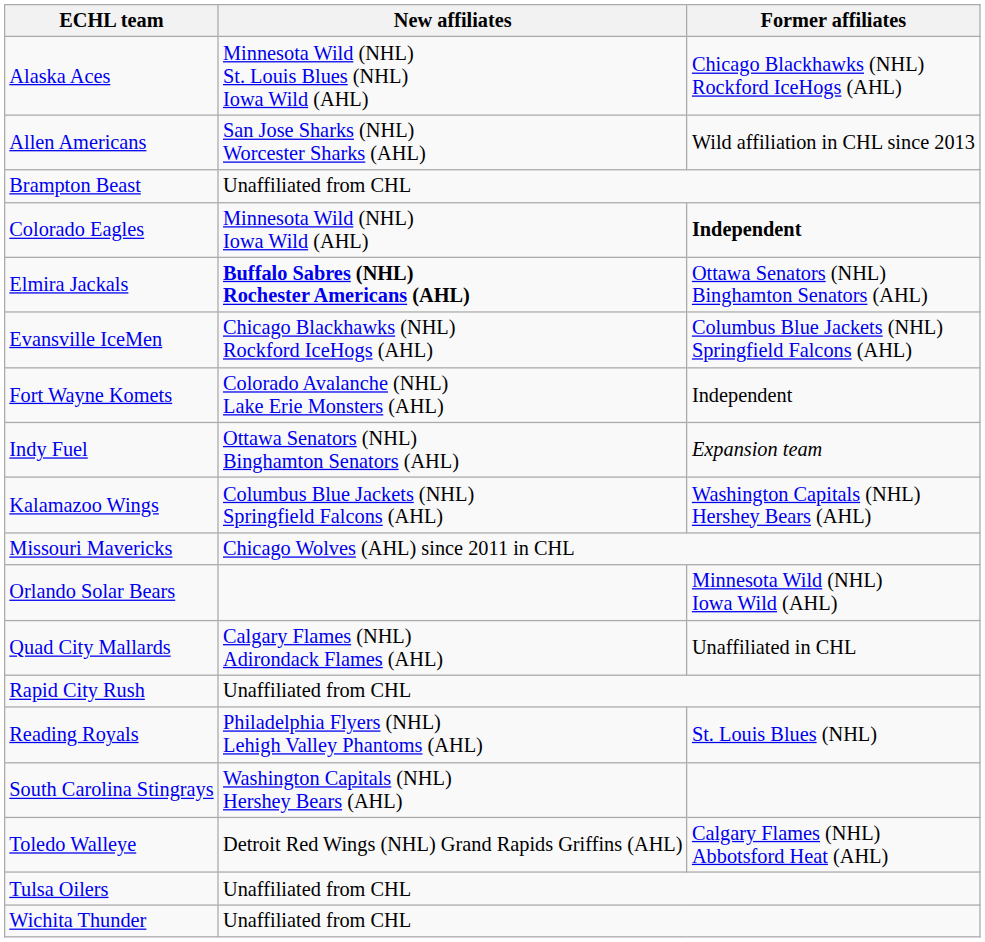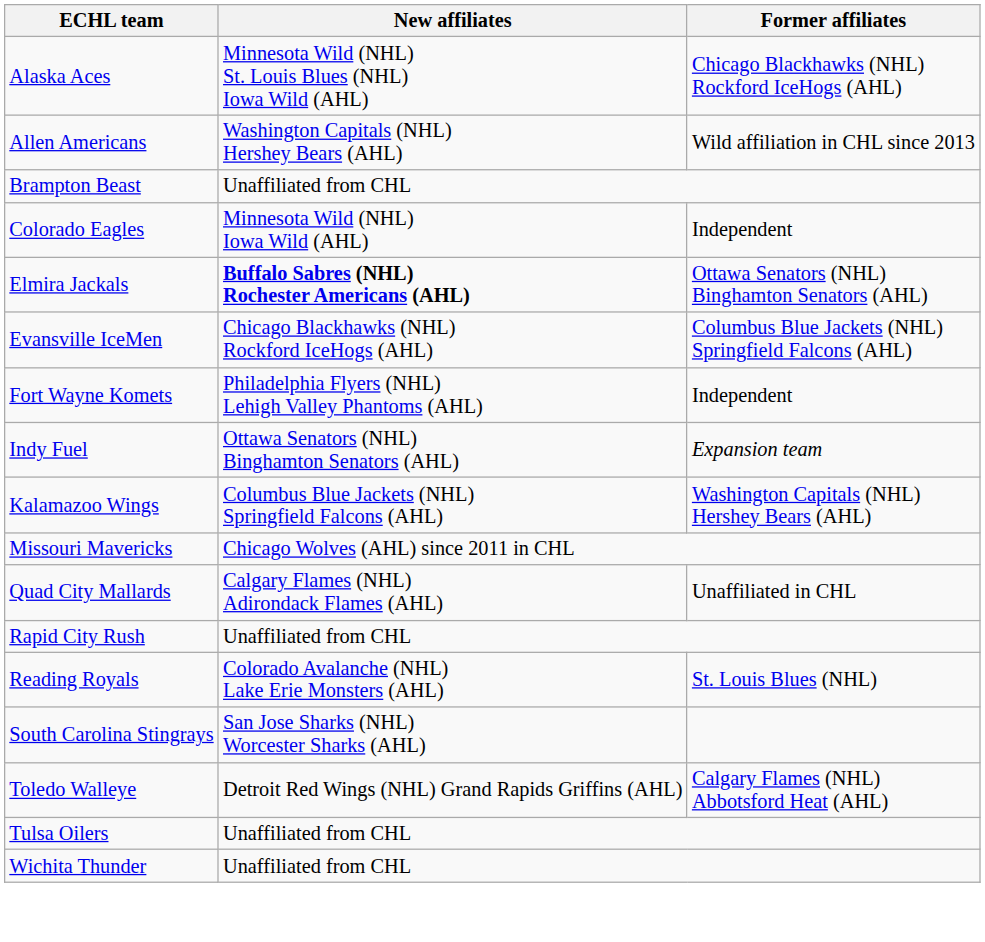(324, 142) San Jose Sharks (NHL) Worcester Sharks (AHL) -> (337, 142) Washington Capitals (NHL) Hershey Bears (AHL)
(747, 229) bold -> (742, 229) normal
(336, 394) Colorado Avalanche (NHL) Lake Erie Monsters (AHL) -> (353, 394) Philadelphia Flyers (NHL) Lehigh Valley Phantoms (AHL)
- row: (92, 592)
(353, 734) Philadelphia Flyers (NHL) Lehigh Valley Phantoms (AHL) -> (336, 679) Colorado Avalanche (NHL) Lake Erie Monsters (AHL)
(337, 789) Washington Capitals (NHL) Hershey Bears (AHL) -> (324, 734) San Jose Sharks (NHL) Worcester Sharks (AHL)
